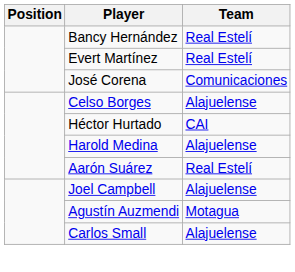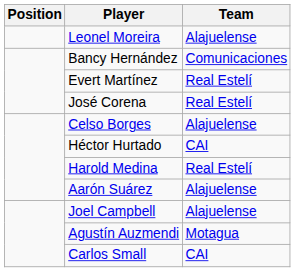+ row: (114, 37)
(219, 37) Real Estelí -> (236, 59) Comunicaciones
(236, 80) Comunicaciones -> (219, 102) Real Estelí
(221, 146) Alajuelense -> (219, 168) Real Estelí
(219, 168) Real Estelí -> (221, 189) Alajuelense
(221, 233) Alajuelense -> (197, 255) CAI
